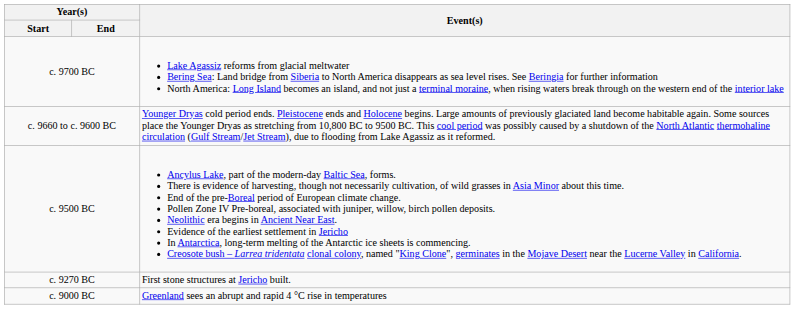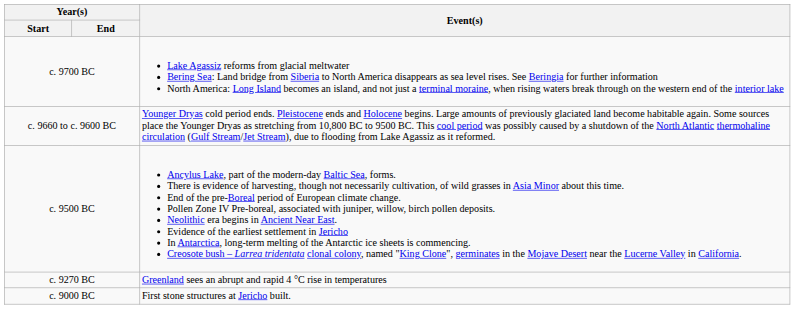(216, 280) First stone structures at Jericho built. -> (264, 280) Greenland sees an abrupt and rapid 4 °C rise in temperatures
(264, 296) Greenland sees an abrupt and rapid 4 °C rise in temperatures -> (216, 296) First stone structures at Jericho built.
